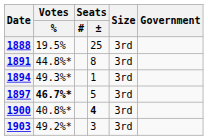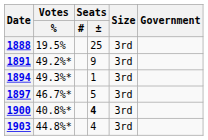(54, 61) 44.8%* -> (54, 61) 49.2%*
(93, 61) 8 -> (93, 61) 9
(54, 94) bold -> (54, 94) normal
(54, 127) 49.2%* -> (54, 127) 44.8%*
(93, 127) 3 -> (93, 127) 4
